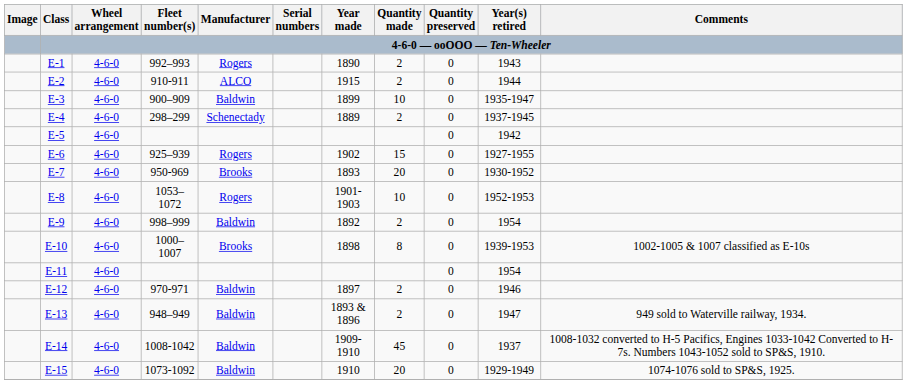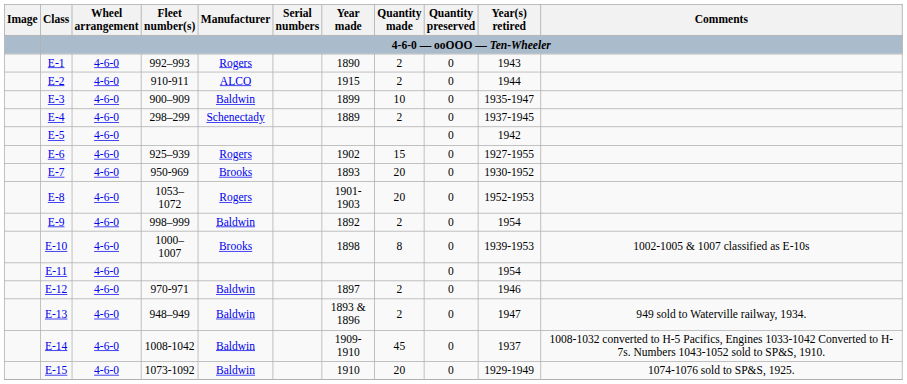(399, 197) 10 -> (399, 197) 20
